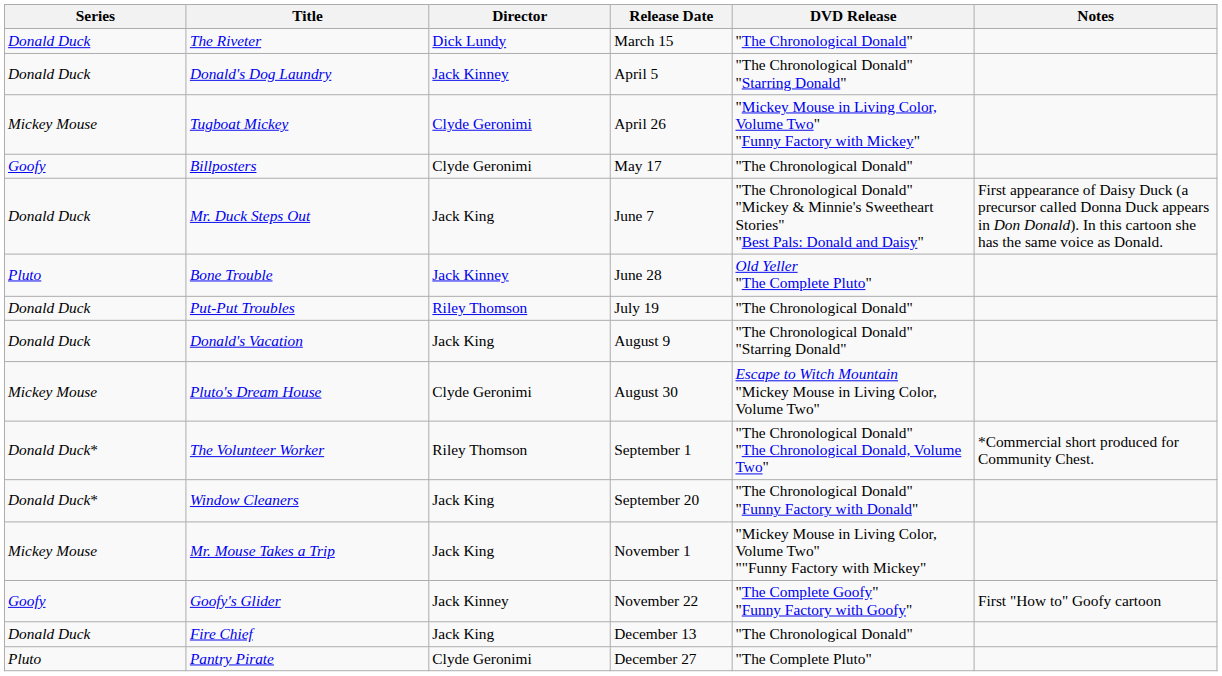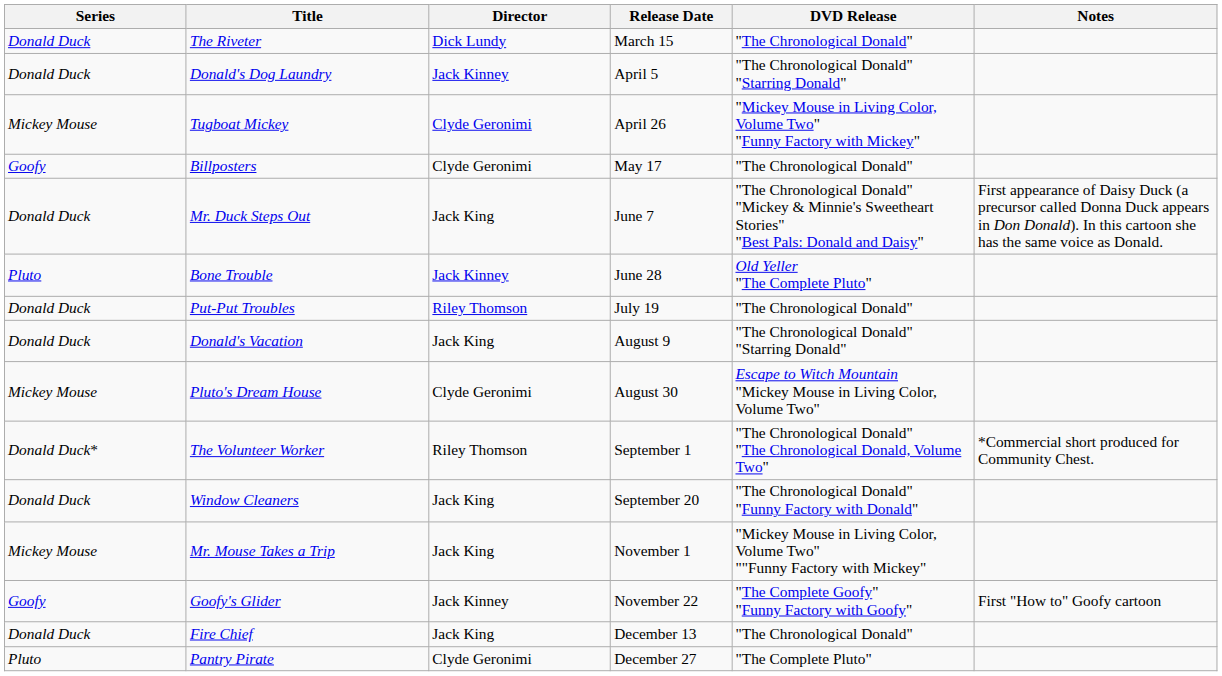(53, 500) Donald Duck* -> (49, 500) Donald Duck
